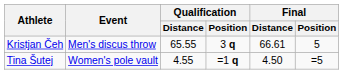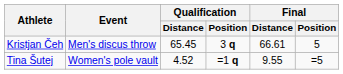(183, 45) 65.55 -> (183, 45) 65.45
(183, 61) 4.55 -> (183, 61) 4.52
(272, 61) 4.50 -> (272, 61) 9.55
